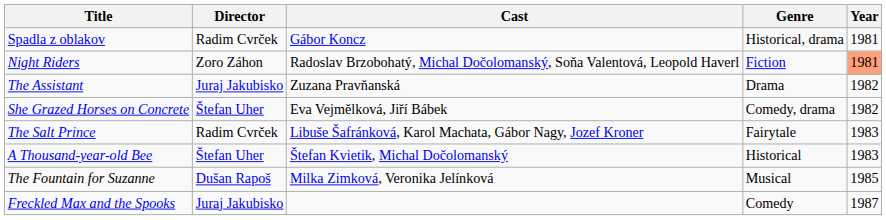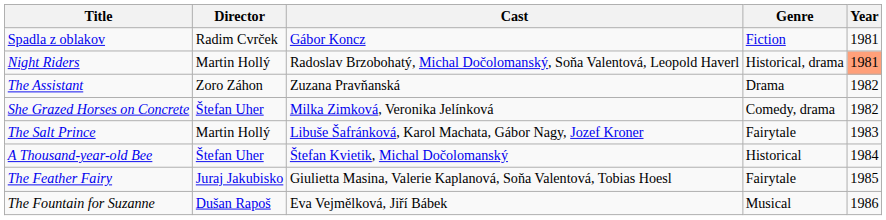(795, 39) Historical, drama -> (766, 39) Fiction
(229, 62) Zoro Záhon -> (233, 62) Martin Hollý
(766, 62) Fiction -> (795, 62) Historical, drama
(240, 86) Juraj Jakubisko -> (229, 86) Zoro Záhon
(369, 109) Eva Vejmělková, Jiří Bábek -> (392, 109) Milka Zimková, Veronika Jelínková
(237, 132) Radim Cvrček -> (233, 132) Martin Hollý
(864, 156) 1983 -> (864, 156) 1984
+ row: (60, 179)
(392, 179) Milka Zimková, Veronika Jelínková -> (369, 202) Eva Vejmělková, Jiří Bábek
(864, 179) 1985 -> (864, 202) 1986
- row: (91, 202)
